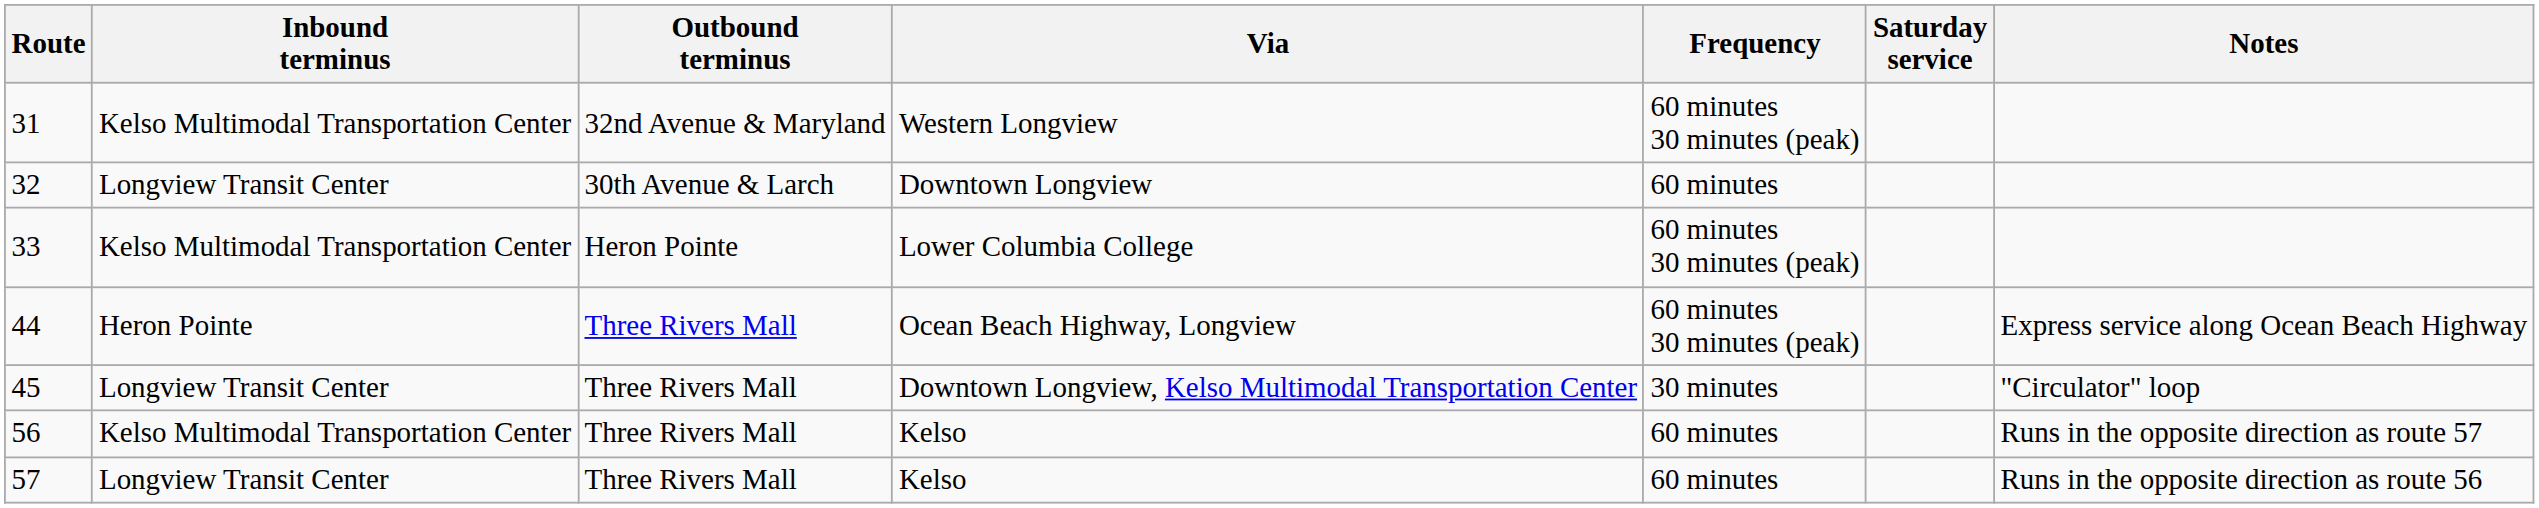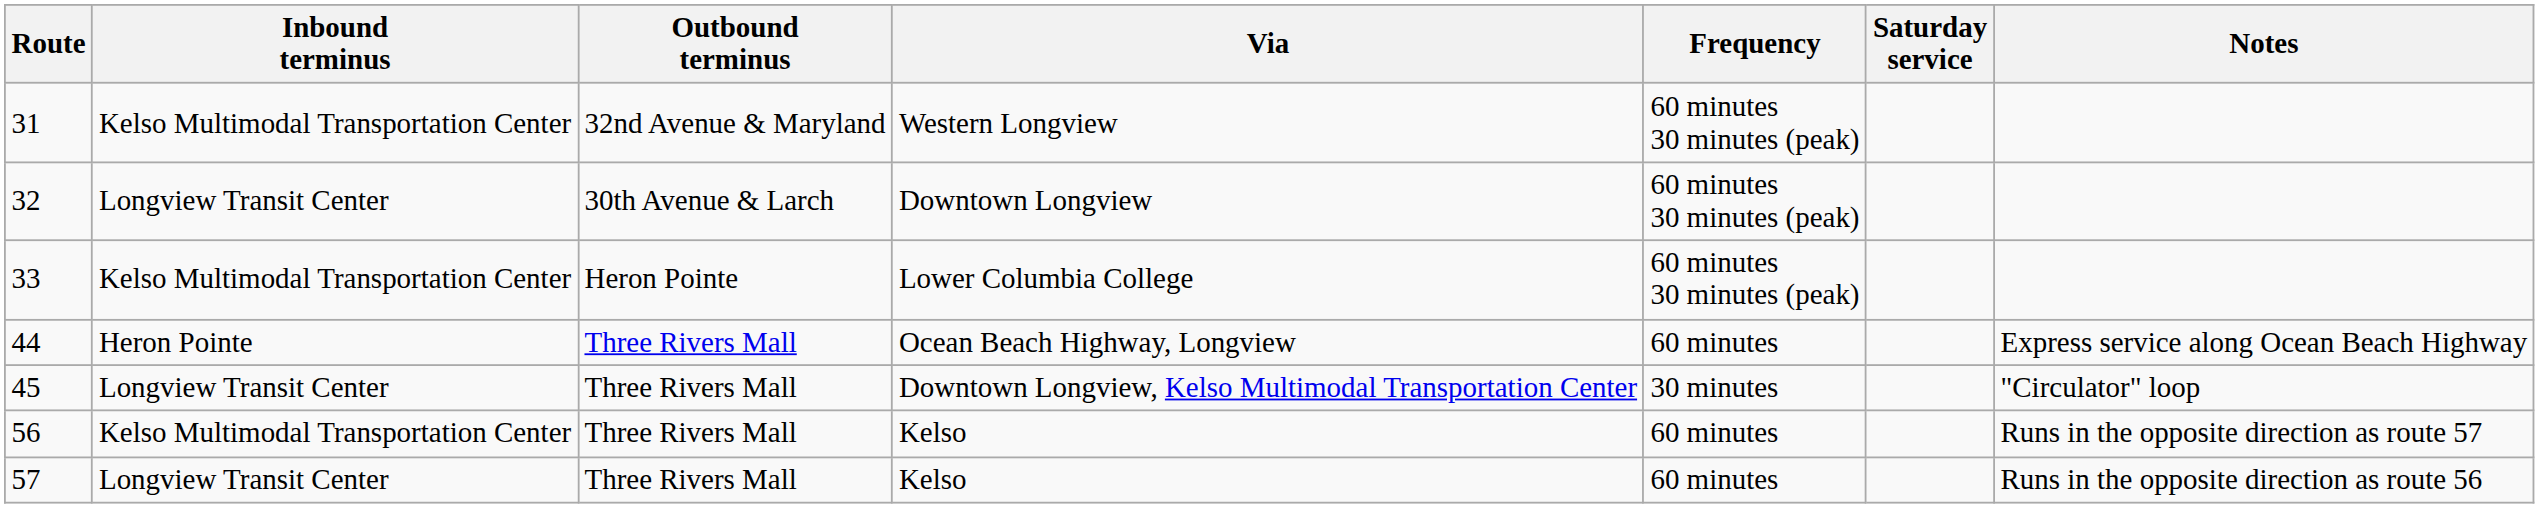(1714, 184) 60 minutes -> (1755, 200) 60 minutes 30 minutes (peak)
(1755, 325) 60 minutes 30 minutes (peak) -> (1714, 341) 60 minutes
